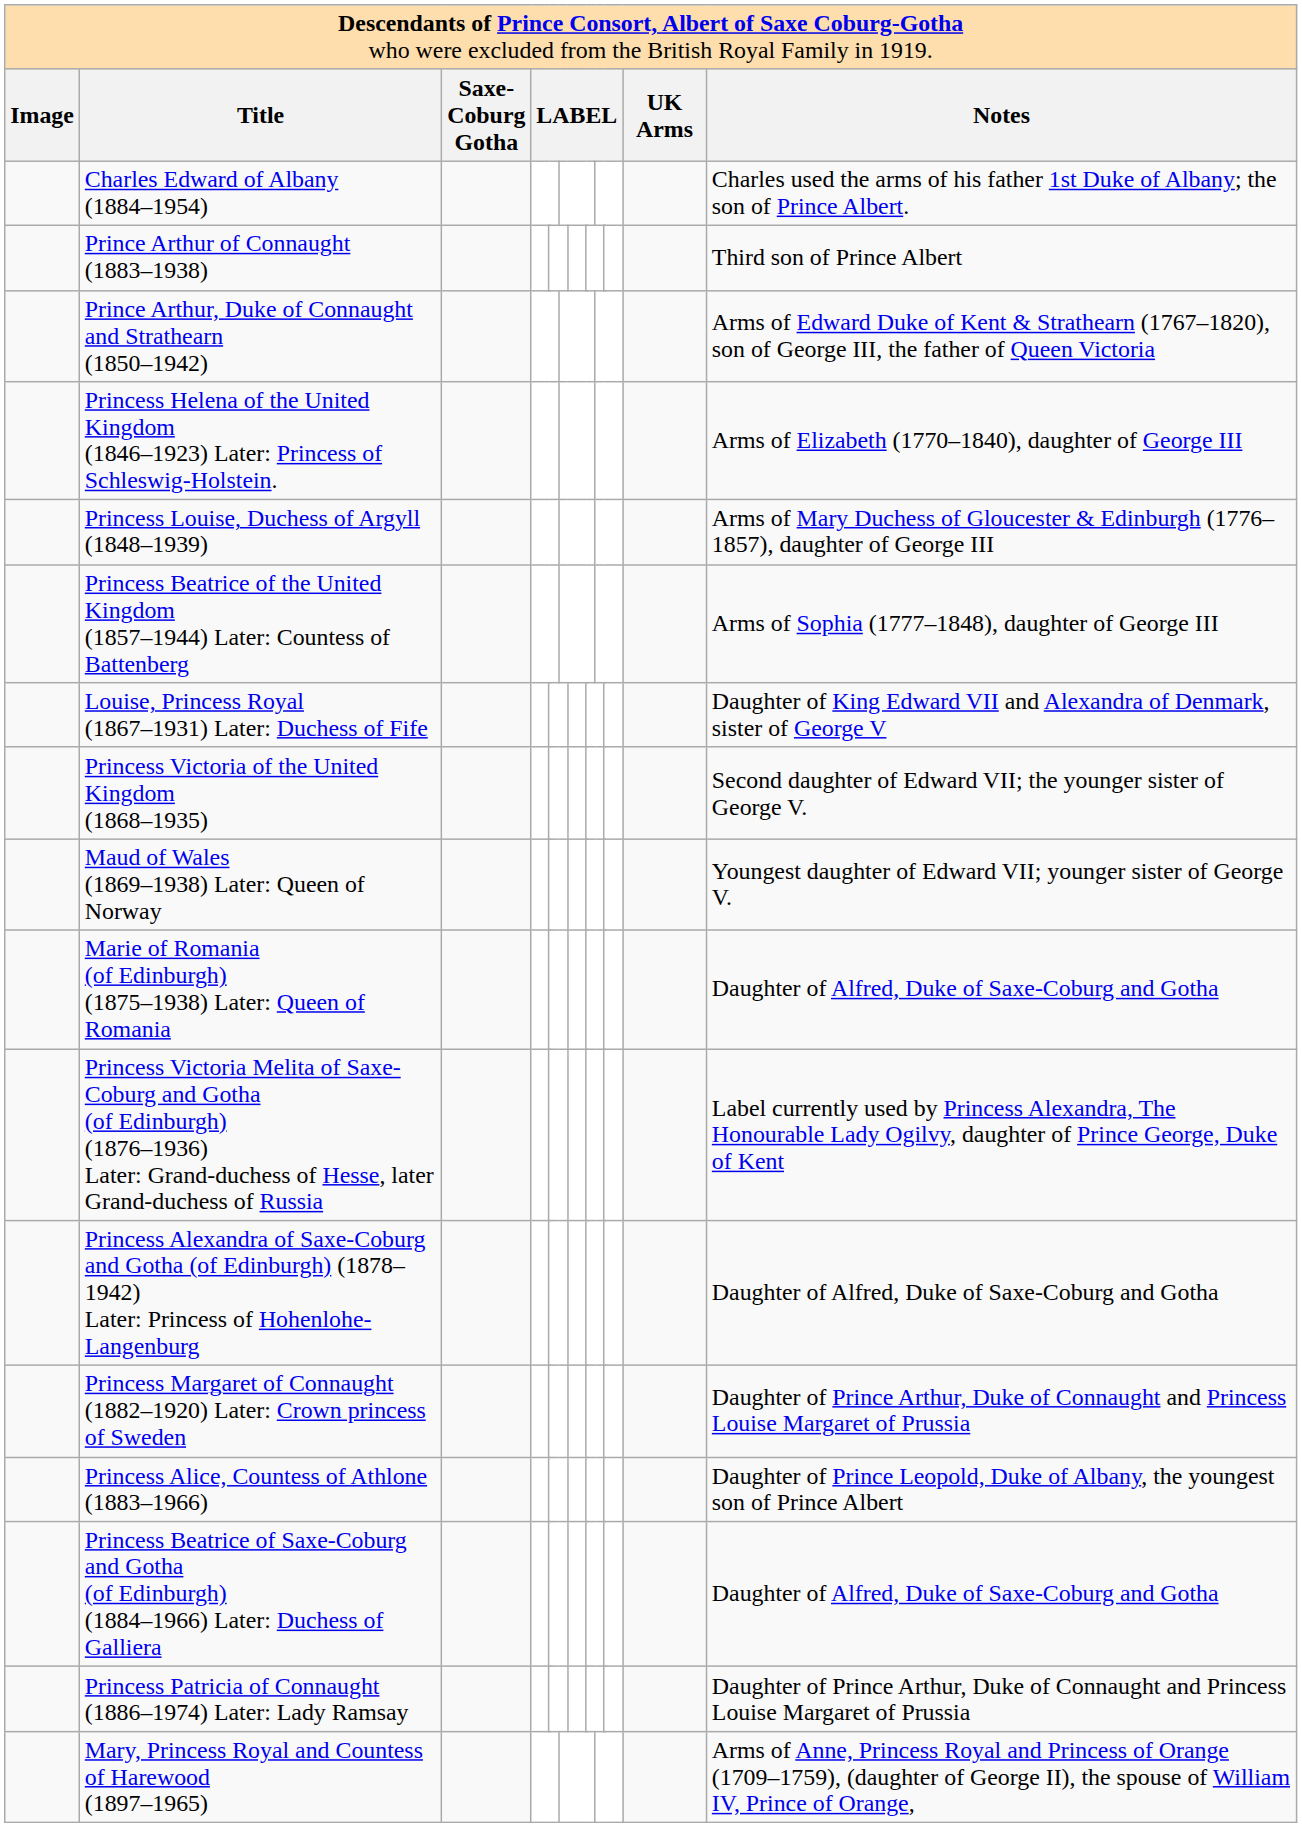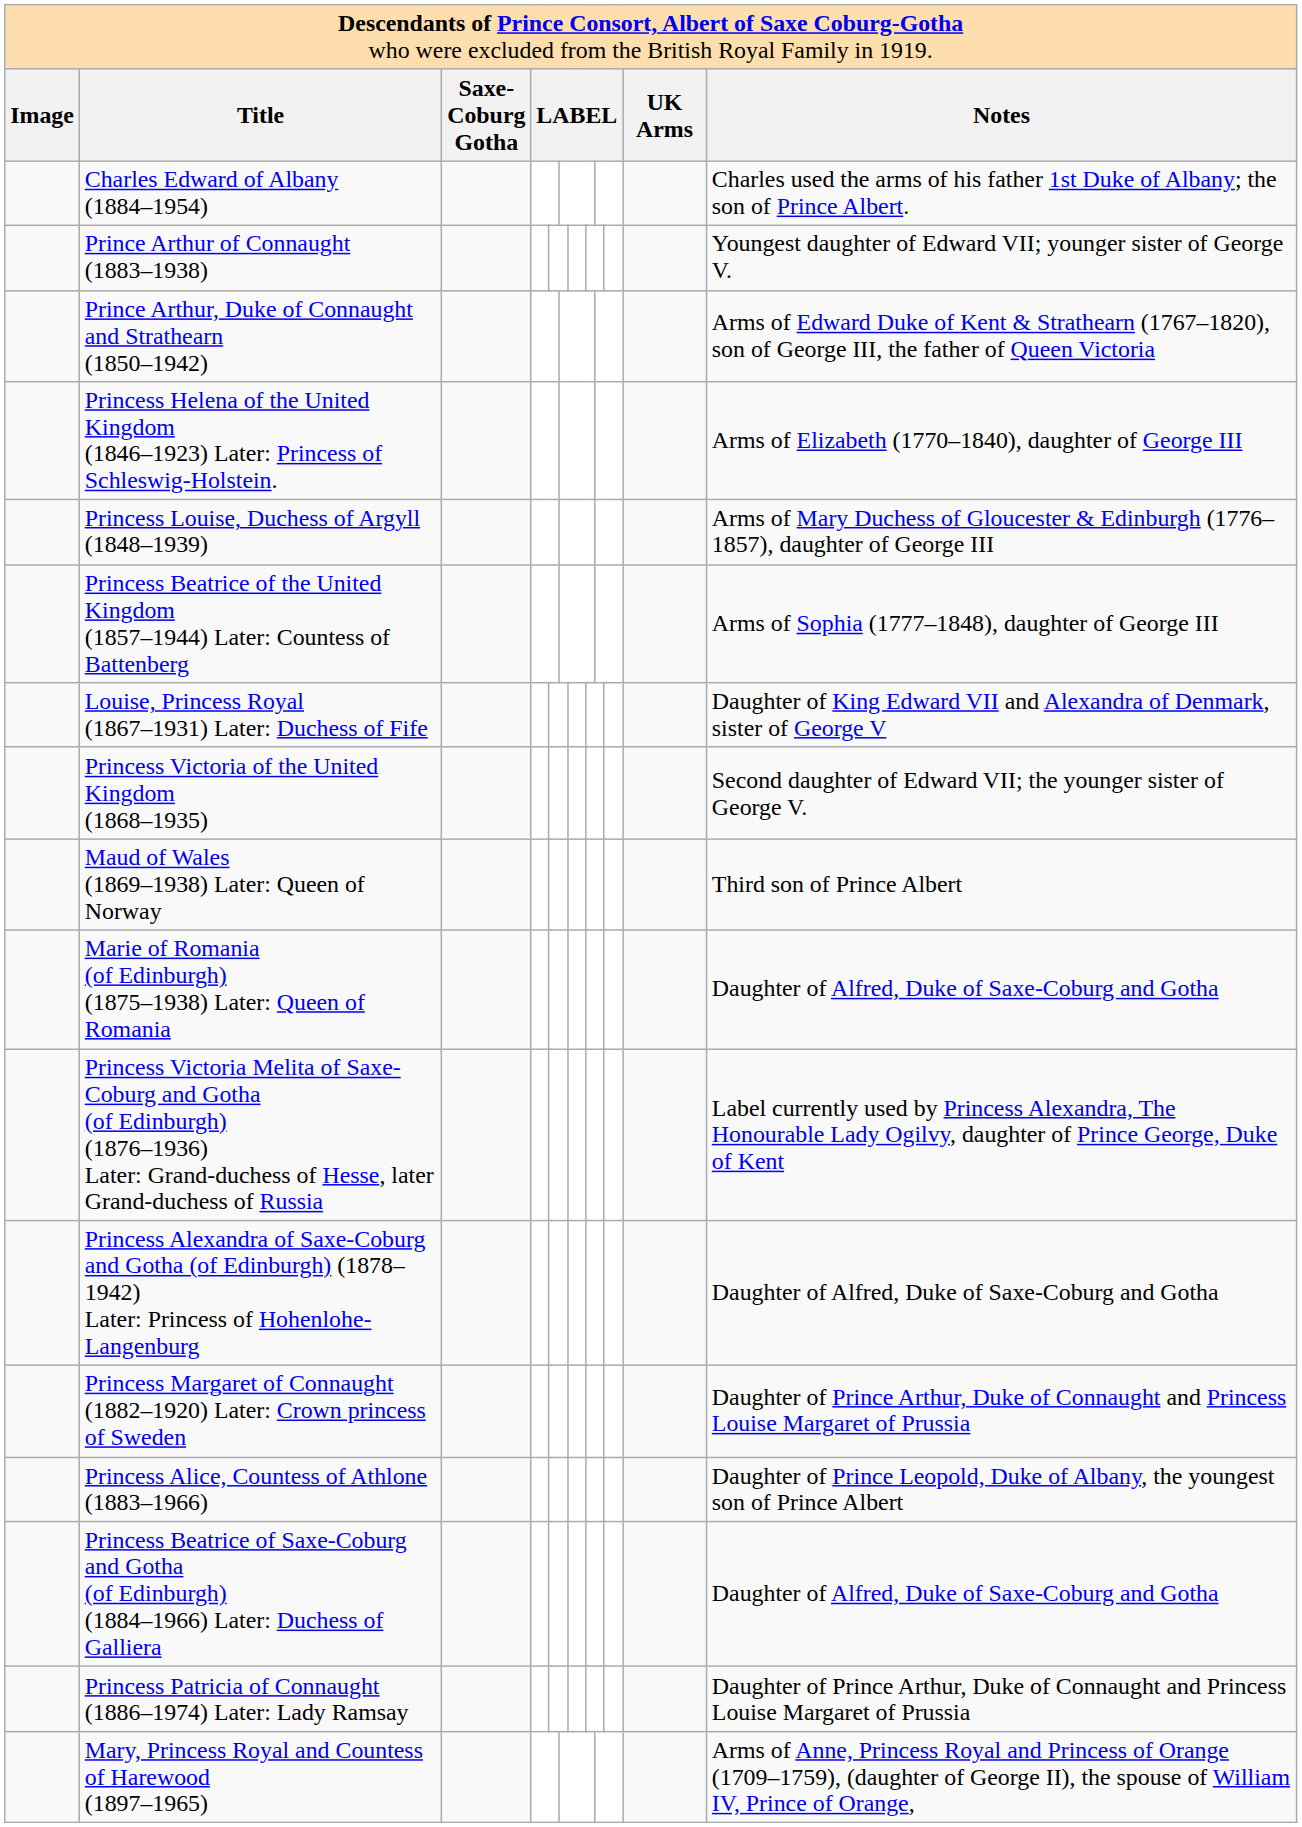(837, 257) Third son of Prince Albert -> (998, 257) Youngest daughter of Edward VII; younger sister of George V.
(998, 884) Youngest daughter of Edward VII; younger sister of George V. -> (837, 884) Third son of Prince Albert
